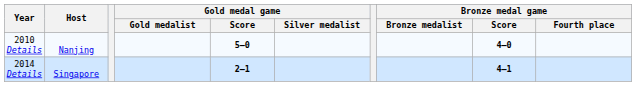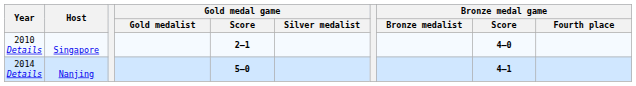(76, 50) Nanjing -> (76, 50) Singapore
(242, 44) 5–0 -> (242, 44) 2–1
(76, 74) Singapore -> (76, 74) Nanjing
(242, 69) 2–1 -> (242, 69) 5–0
